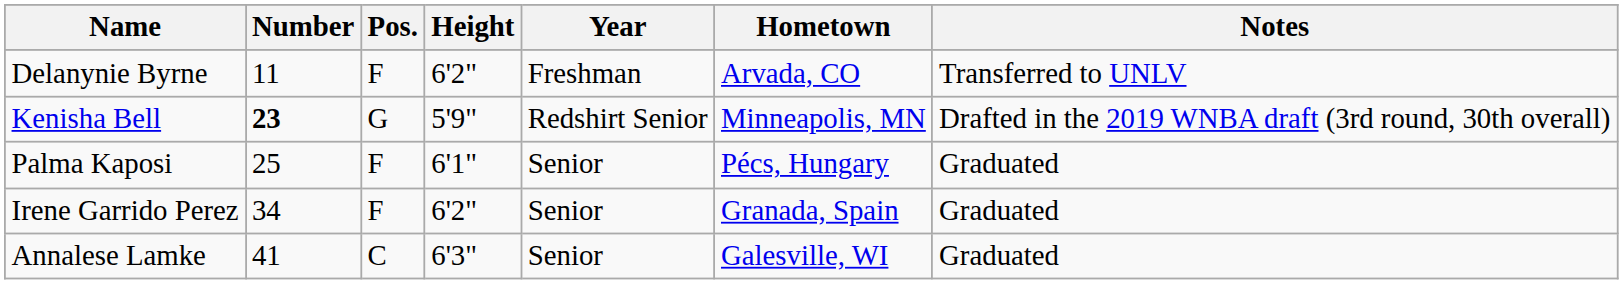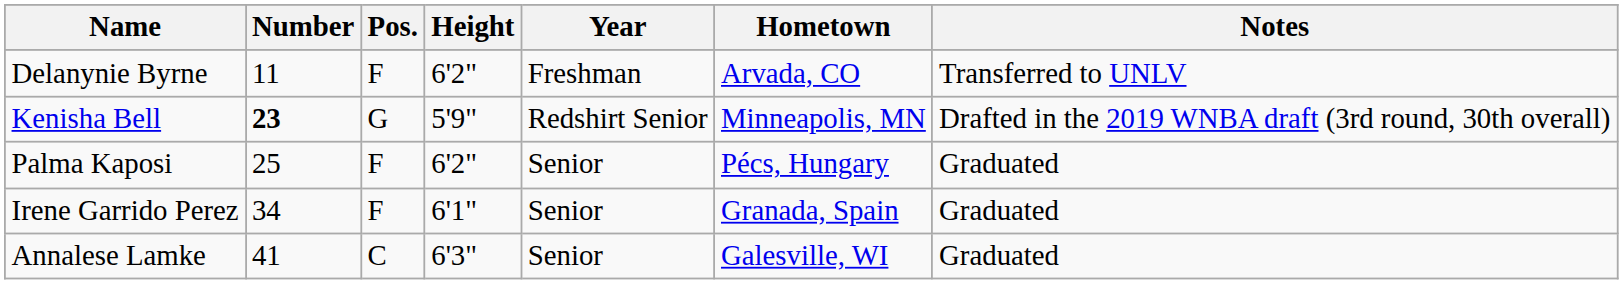(454, 164) 6'1" -> (454, 164) 6'2"
(454, 210) 6'2" -> (454, 210) 6'1"
